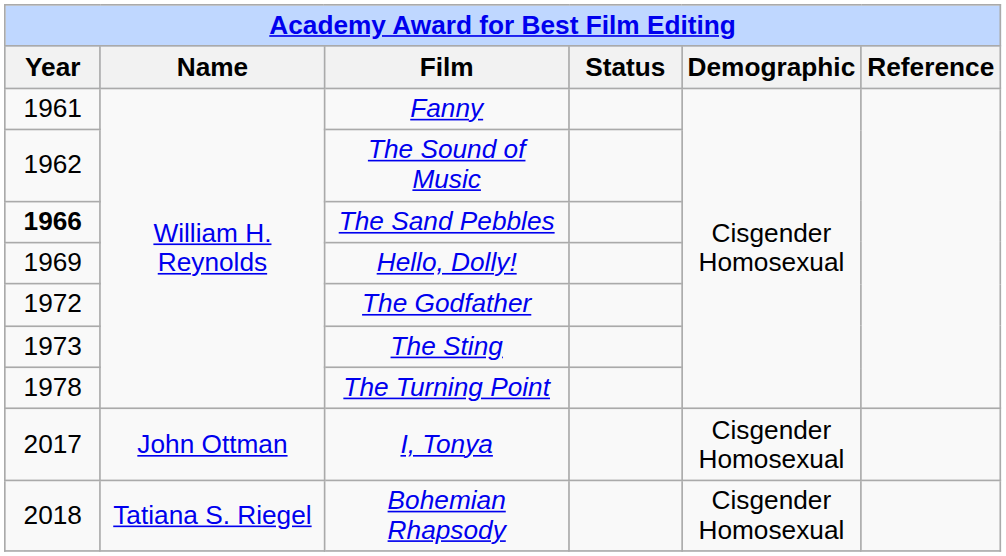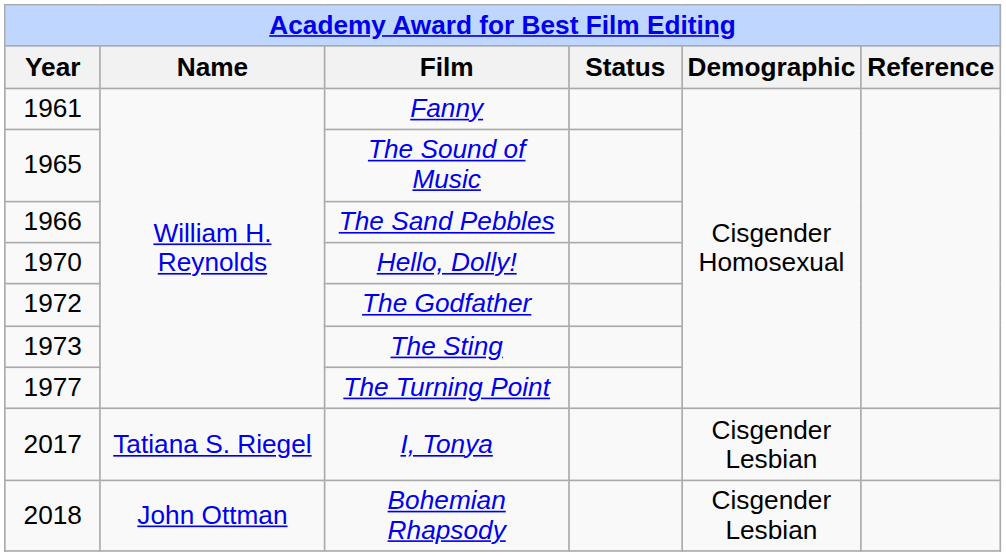(53, 164) 1962 -> (53, 164) 1965
(53, 221) bold -> (53, 221) normal
(53, 262) 1969 -> (53, 262) 1970
(53, 387) 1978 -> (53, 387) 1977
(212, 444) John Ottman -> (212, 444) Tatiana S. Riegel
(771, 444) Cisgender Homosexual -> (771, 444) Cisgender Lesbian
(212, 515) Tatiana S. Riegel -> (212, 515) John Ottman
(771, 515) Cisgender Homosexual -> (771, 515) Cisgender Lesbian
